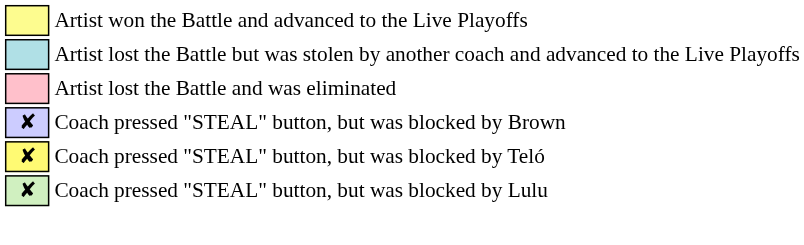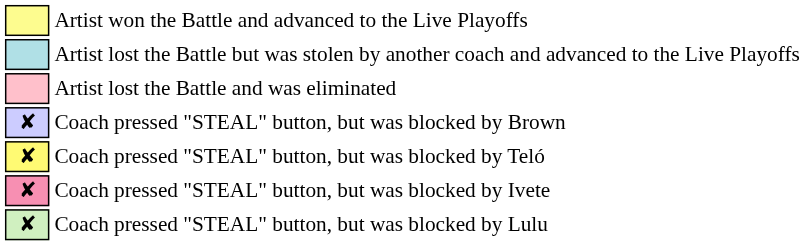+ row: (302, 190)
